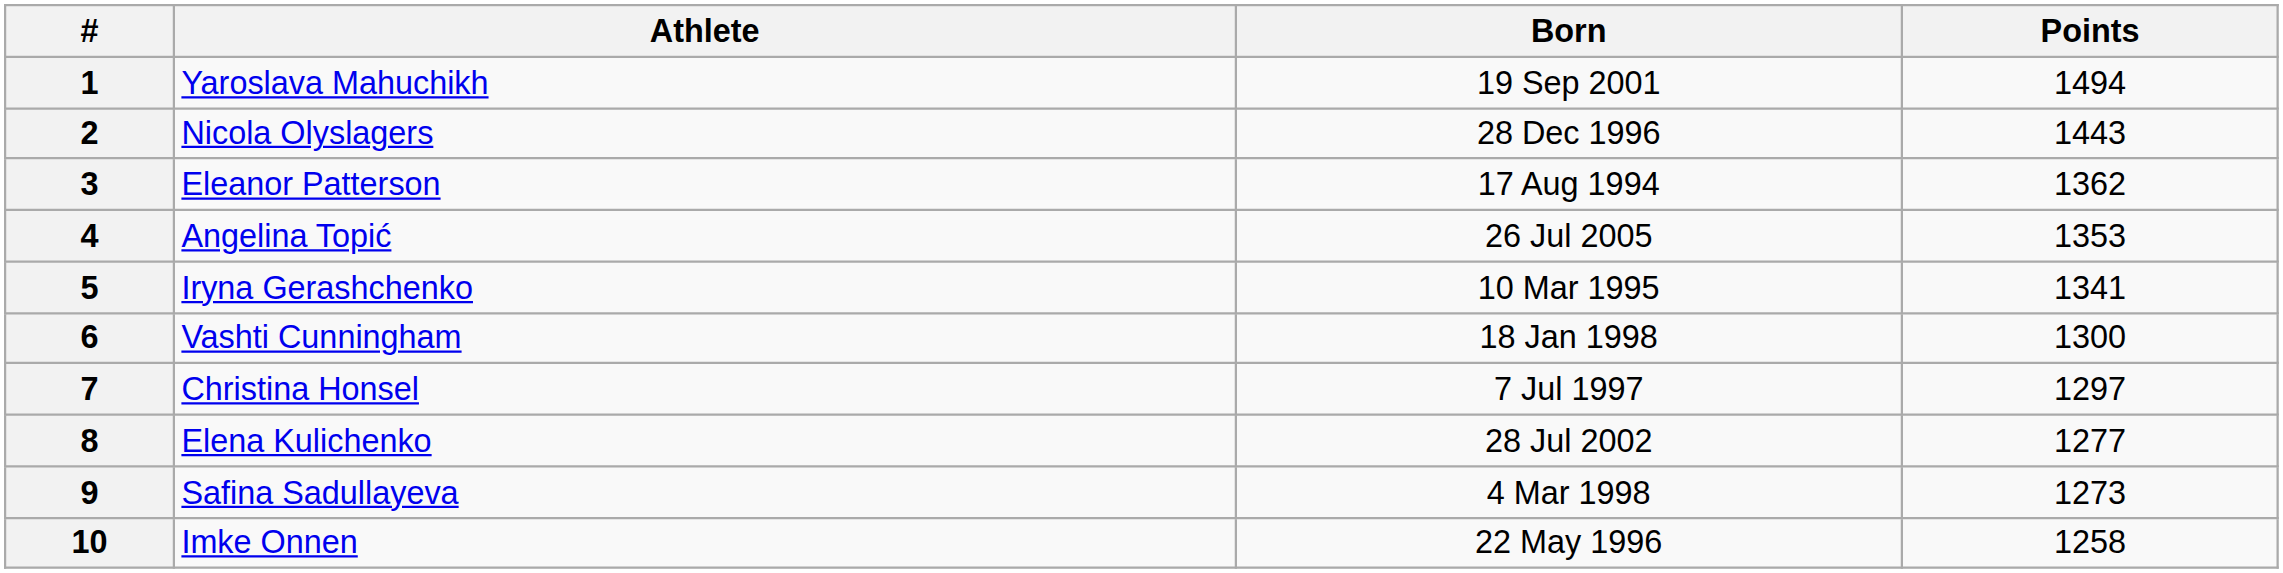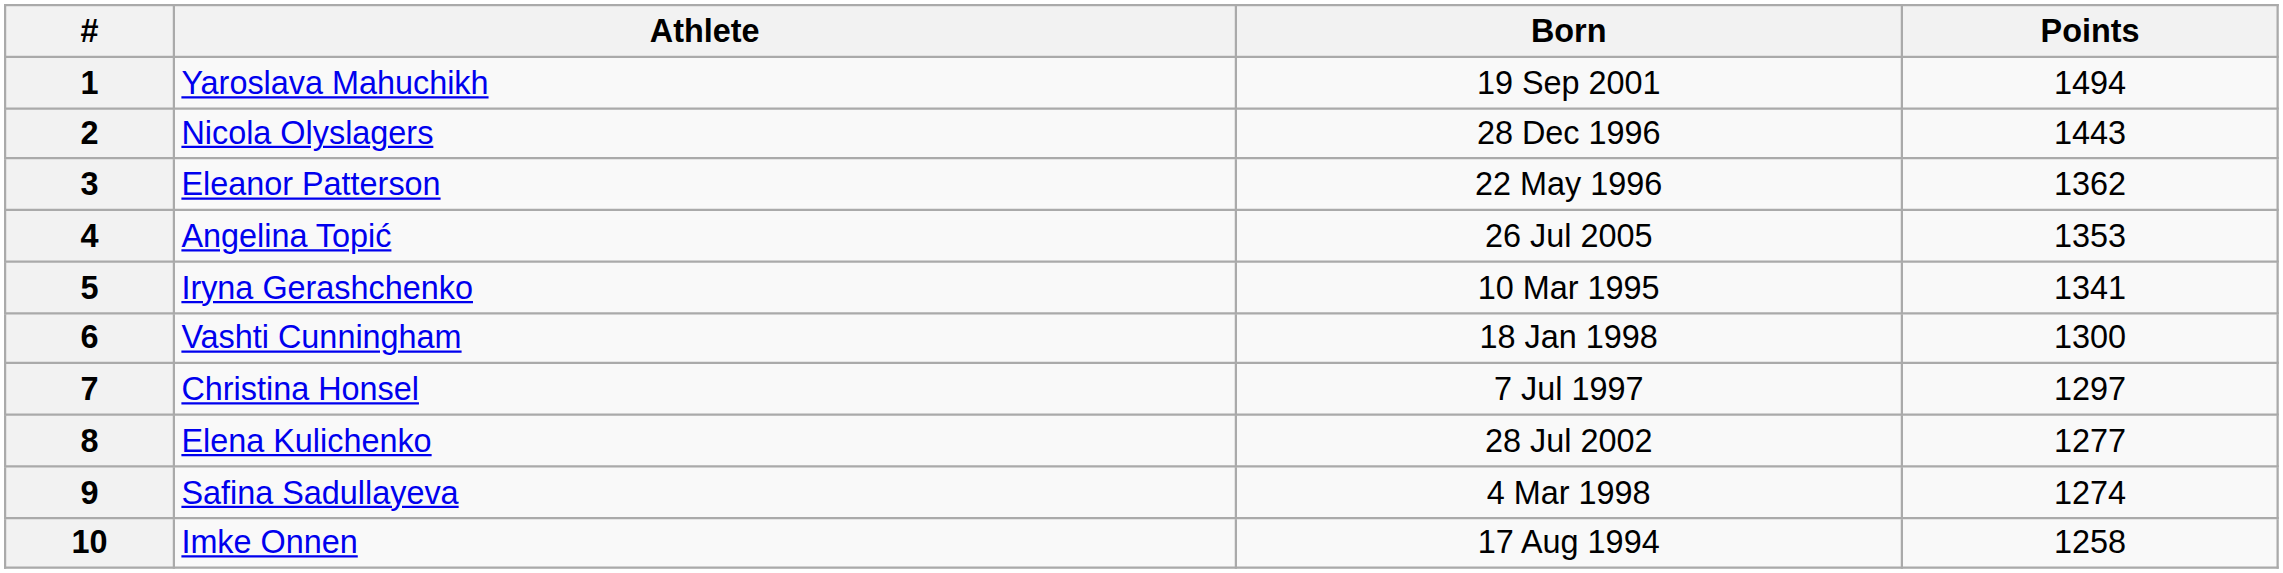(1569, 185) 17 Aug 1994 -> (1569, 185) 22 May 1996
(2090, 492) 1273 -> (2090, 492) 1274
(1569, 543) 22 May 1996 -> (1569, 543) 17 Aug 1994
